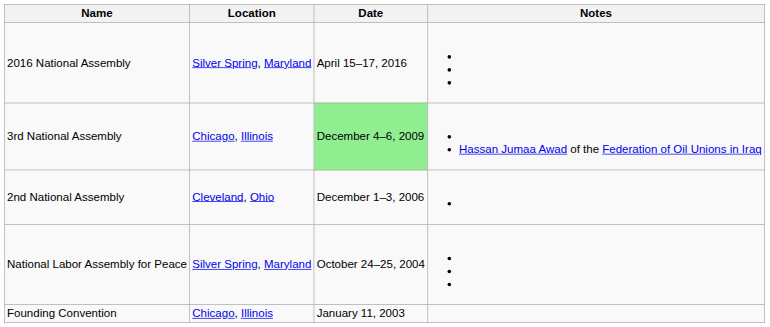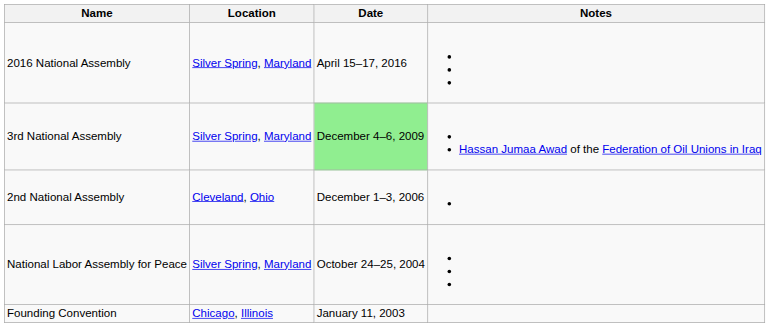(233, 136) Chicago, Illinois -> (252, 136) Silver Spring, Maryland
